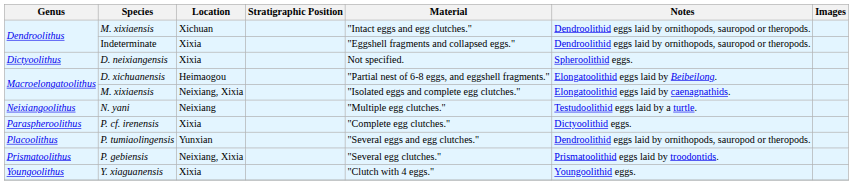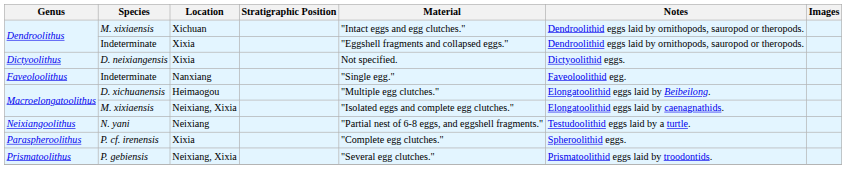(594, 60) Spheroolithid eggs. -> (586, 60) Dictyoolithid eggs.
+ row: (37, 76)
(449, 76) "Partial nest of 6-8 eggs, and eggshell fragments." -> (390, 92) "Multiple egg clutches."
(397, 108) "Multiple egg clutches." -> (442, 124) "Partial nest of 6-8 eggs, and eggshell fragments."
(593, 124) Dictyoolithid eggs. -> (587, 140) Spheroolithid eggs.
- row: (32, 140)
- row: (35, 172)
